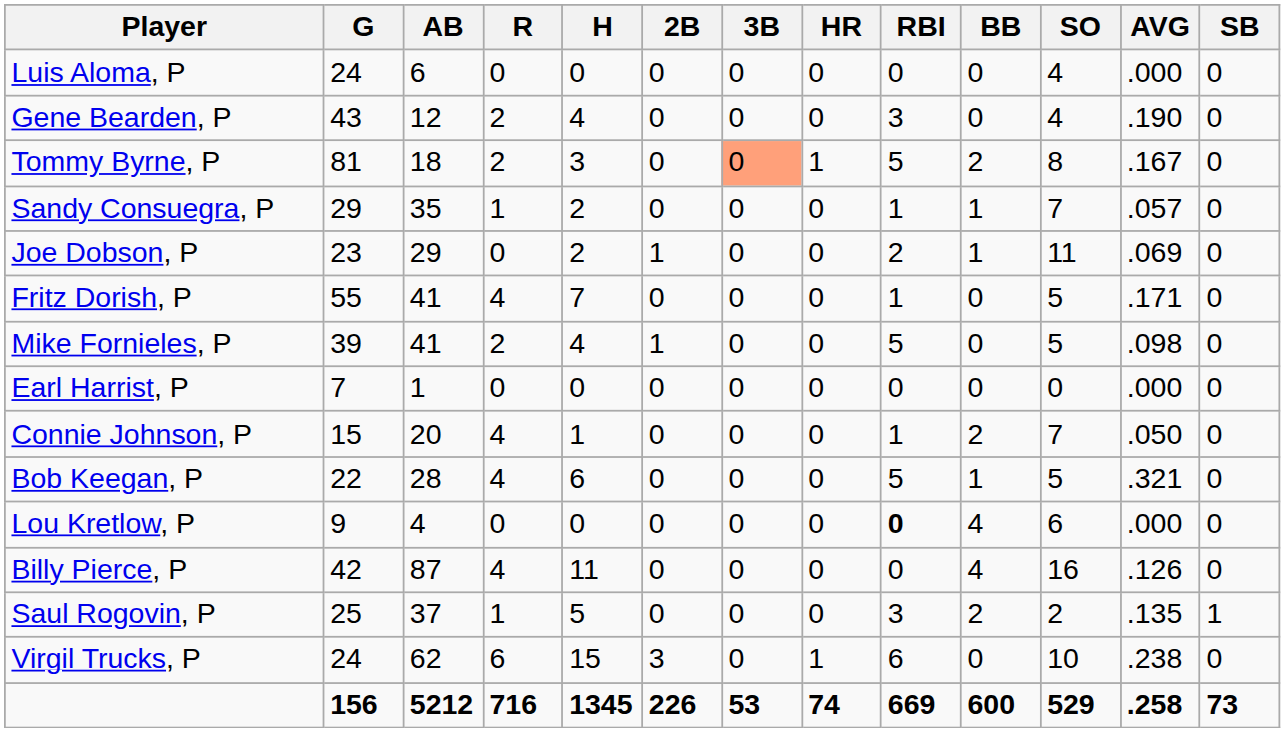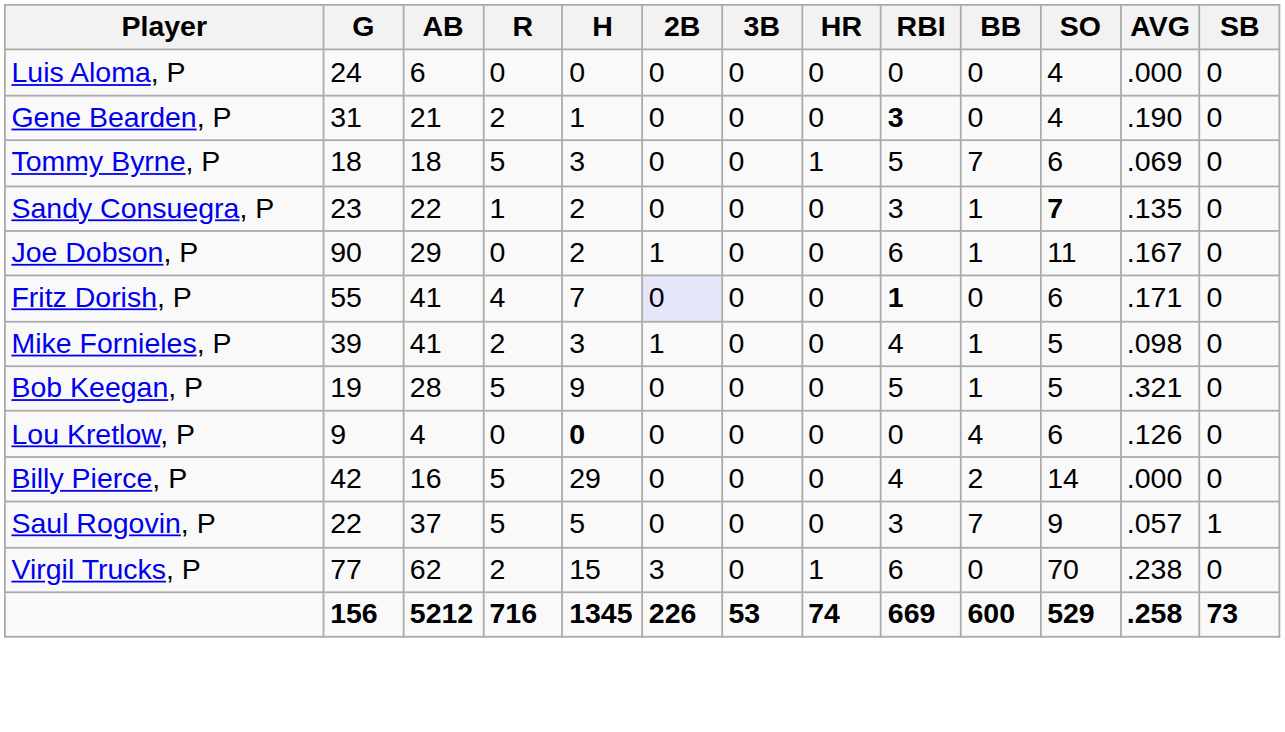(346, 117) 43 -> (346, 117) 31
(426, 117) 12 -> (426, 117) 21
(577, 117) 4 -> (577, 117) 1
(896, 117) normal -> (896, 117) bold
(346, 162) 81 -> (346, 162) 18
(497, 162) 2 -> (497, 162) 5
(736, 162) lightsalmon background -> (736, 162) no background
(975, 162) 2 -> (975, 162) 7
(1055, 162) 8 -> (1055, 162) 6
(1155, 162) .167 -> (1155, 162) .069
(346, 207) 29 -> (346, 207) 23
(426, 207) 35 -> (426, 207) 22
(896, 207) 1 -> (896, 207) 3
(1055, 207) normal -> (1055, 207) bold
(1155, 207) .057 -> (1155, 207) .135
(346, 252) 23 -> (346, 252) 90
(896, 252) 2 -> (896, 252) 6
(1155, 252) .069 -> (1155, 252) .167
(657, 298) no background -> (657, 298) lavender background
(896, 298) normal -> (896, 298) bold
(1055, 298) 5 -> (1055, 298) 6
(577, 343) 4 -> (577, 343) 3
(896, 343) 5 -> (896, 343) 4
(975, 343) 0 -> (975, 343) 1
- row: (100, 388)
- row: (132, 433)
(346, 478) 22 -> (346, 388) 19
(497, 478) 4 -> (497, 388) 5
(577, 478) 6 -> (577, 388) 9
(577, 523) normal -> (577, 433) bold
(896, 523) bold -> (896, 433) normal
(1155, 523) .000 -> (1155, 433) .126
(426, 569) 87 -> (426, 478) 16
(497, 569) 4 -> (497, 478) 5
(584, 569) 11 -> (585, 478) 29
(896, 569) 0 -> (896, 478) 4
(975, 569) 4 -> (975, 478) 2
(1063, 569) 16 -> (1063, 478) 14
(1155, 569) .126 -> (1155, 478) .000
(346, 614) 25 -> (346, 523) 22
(497, 614) 1 -> (497, 523) 5
(975, 614) 2 -> (975, 523) 7
(1055, 614) 2 -> (1055, 523) 9
(1155, 614) .135 -> (1155, 523) .057
(346, 659) 24 -> (346, 569) 77
(497, 659) 6 -> (497, 569) 2
(1063, 659) 10 -> (1063, 569) 70
